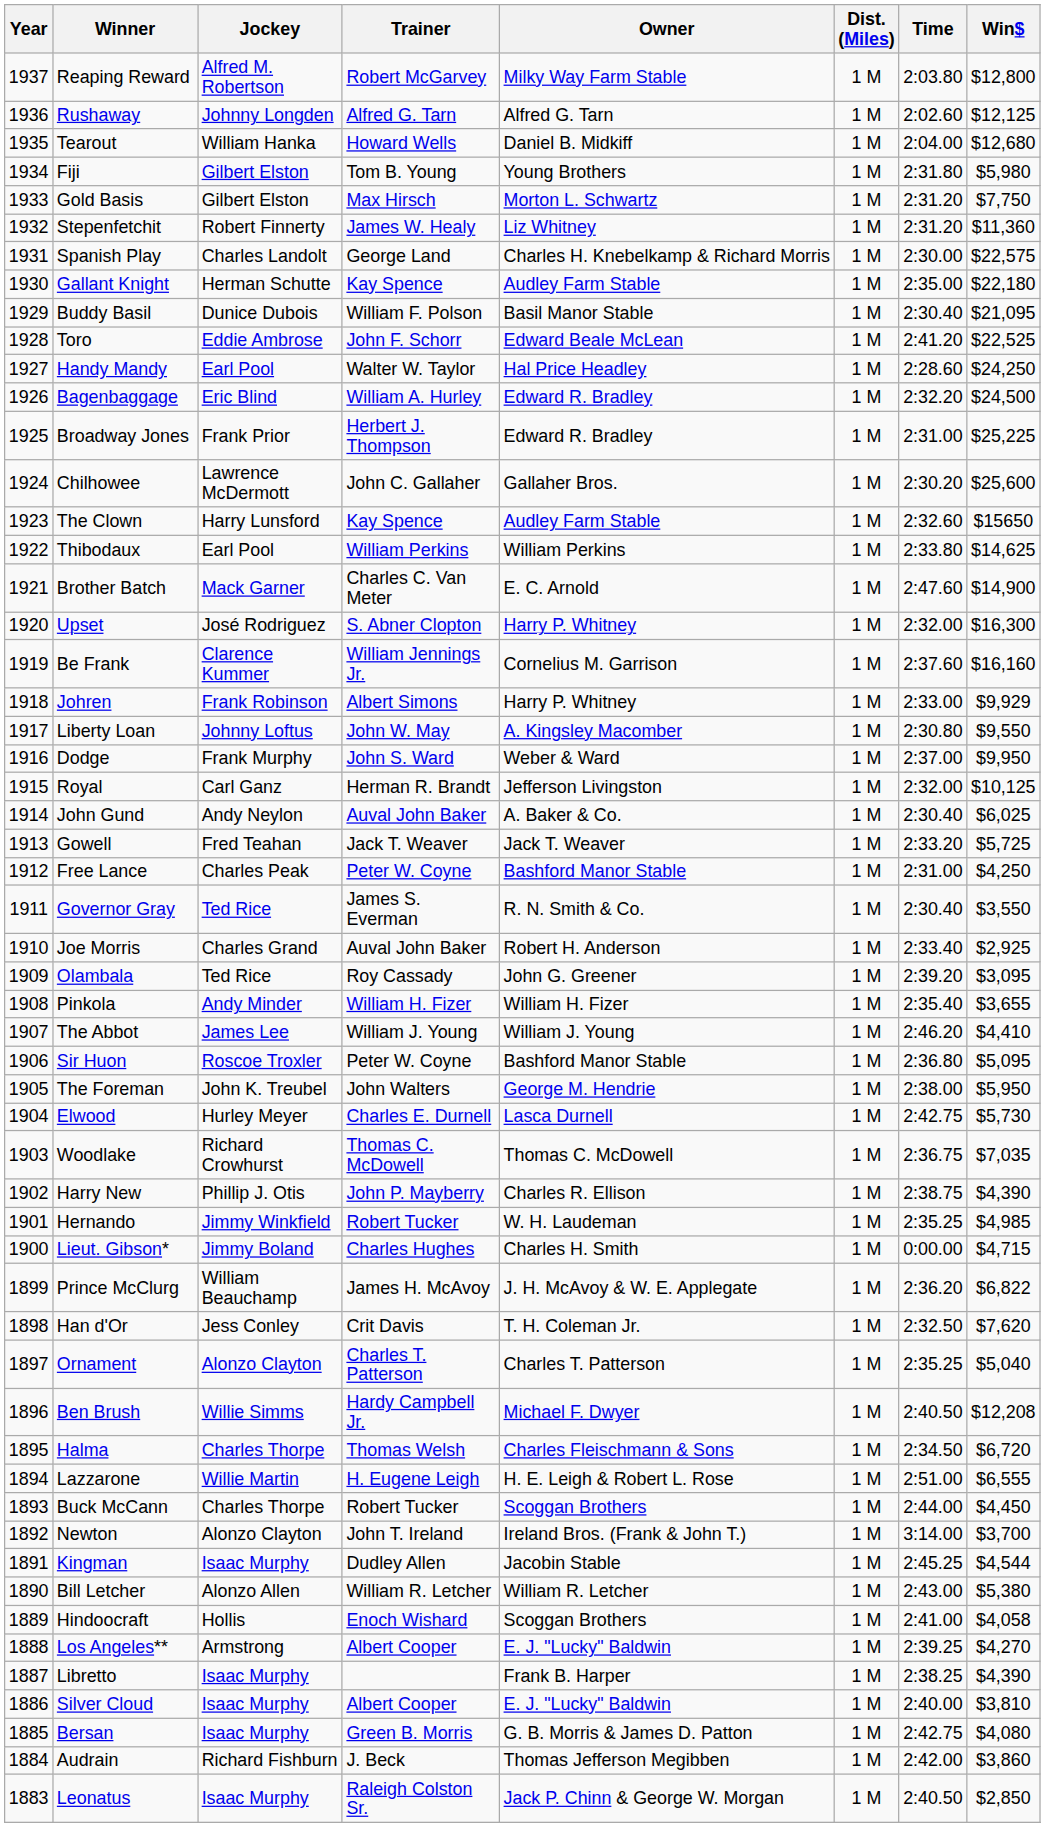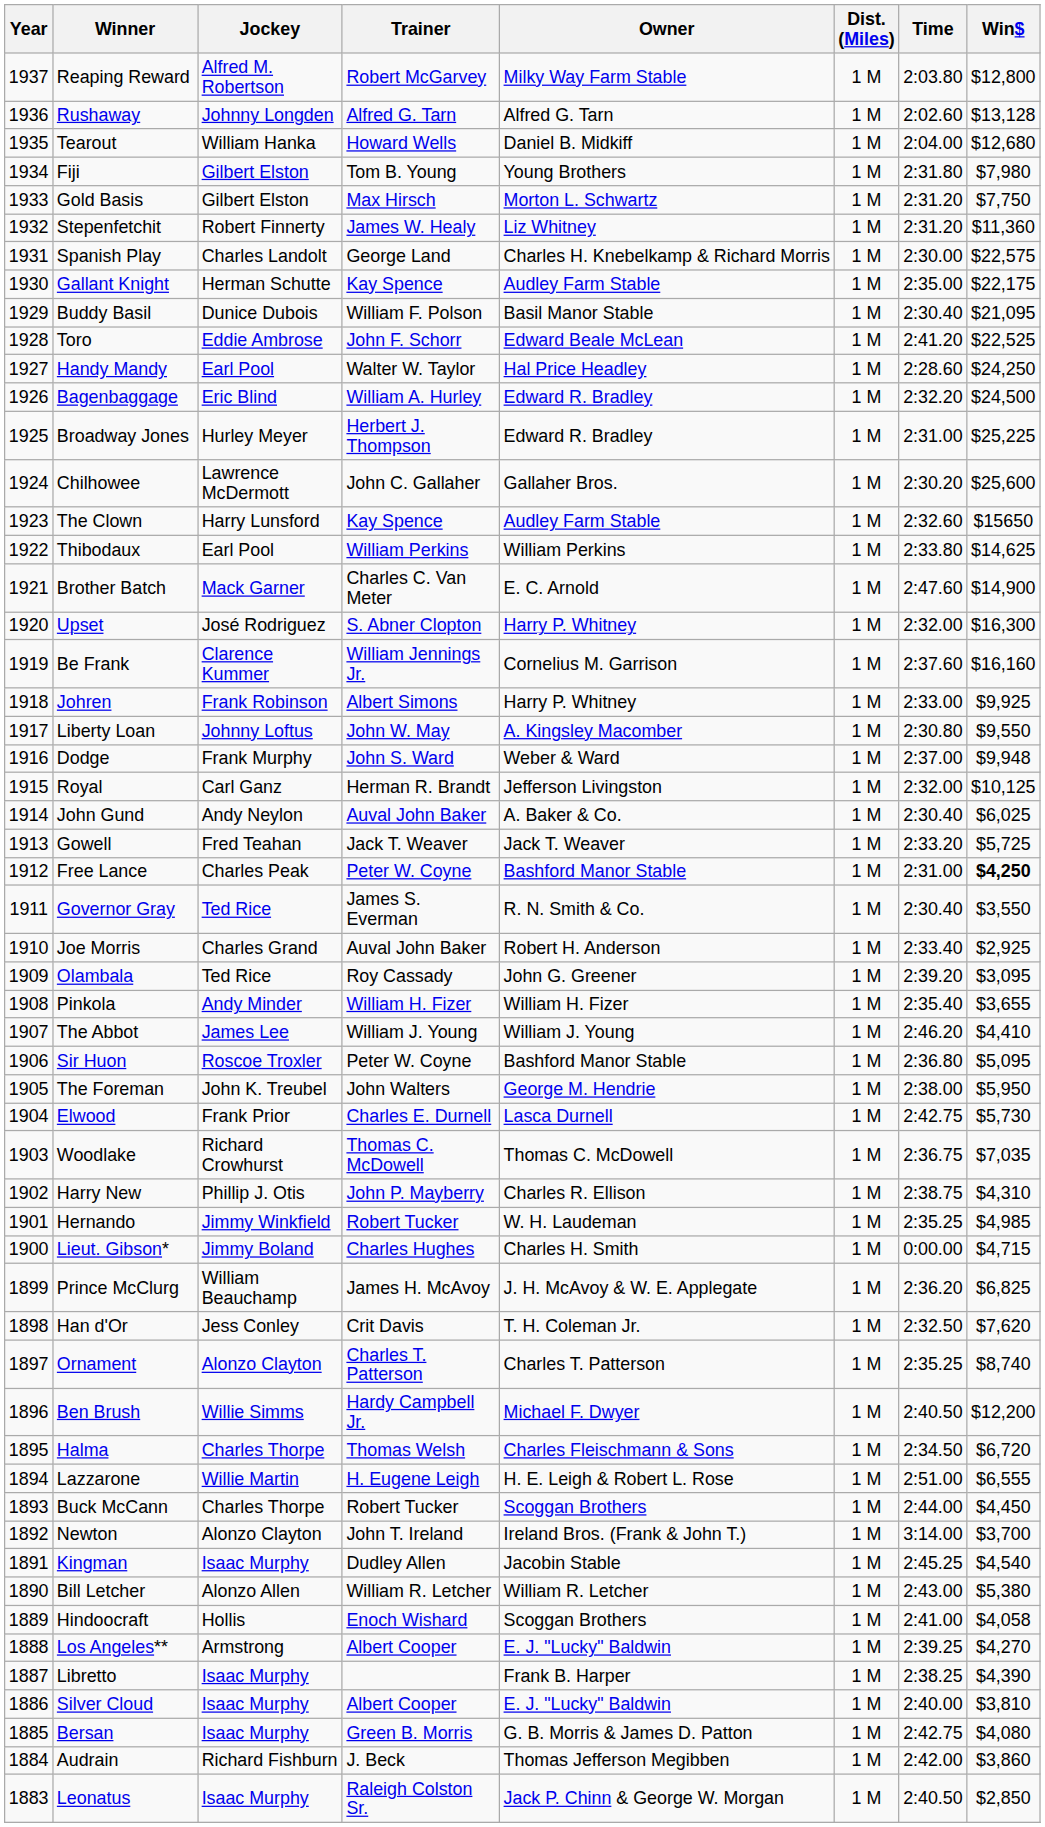(1003, 115) $12,125 -> (1003, 115) $13,128
(1003, 172) $5,980 -> (1003, 172) $7,980
(1003, 284) $22,180 -> (1003, 284) $22,175
(246, 435) Frank Prior -> (255, 435) Hurley Meyer
(1003, 702) $9,929 -> (1003, 702) $9,925
(1003, 759) $9,950 -> (1003, 759) $9,948
(1003, 872) normal -> (1003, 872) bold
(255, 1117) Hurley Meyer -> (246, 1117) Frank Prior
(1003, 1193) $4,390 -> (1003, 1193) $4,310
(1003, 1288) $6,822 -> (1003, 1288) $6,825
(1003, 1364) $5,040 -> (1003, 1364) $8,740
(1003, 1412) $12,208 -> (1003, 1412) $12,200
(1003, 1563) $4,544 -> (1003, 1563) $4,540
